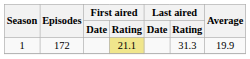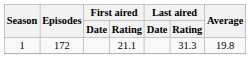(127, 45) khaki background -> (127, 45) no background
(225, 45) 19.9 -> (225, 45) 19.8
